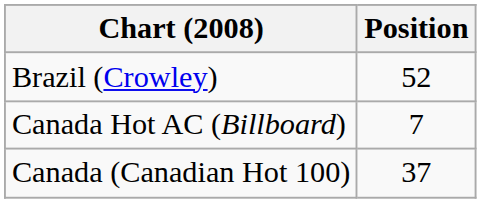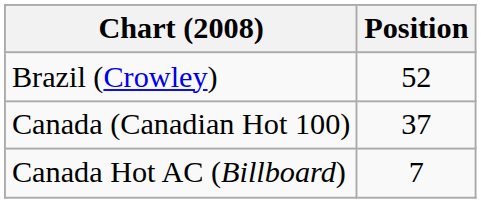rows swapped: (181, 172) <-> (179, 124)
